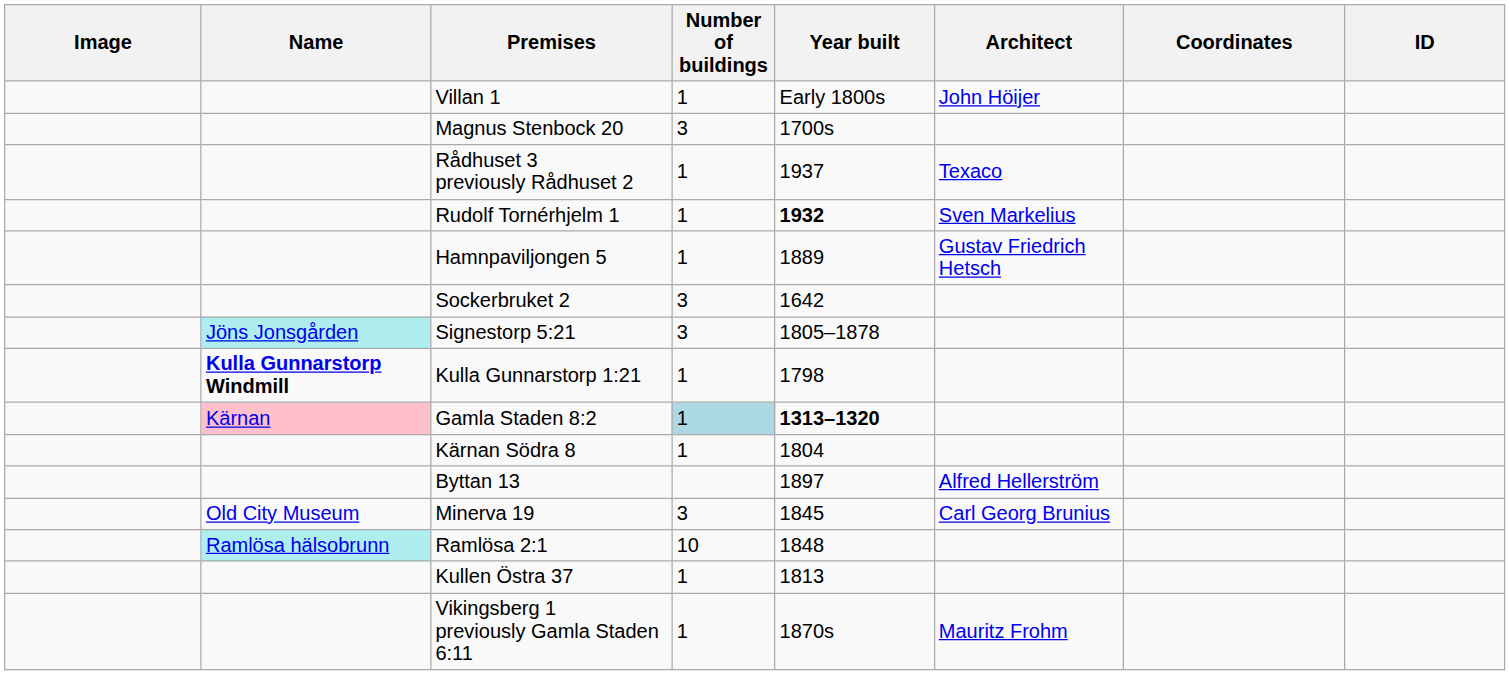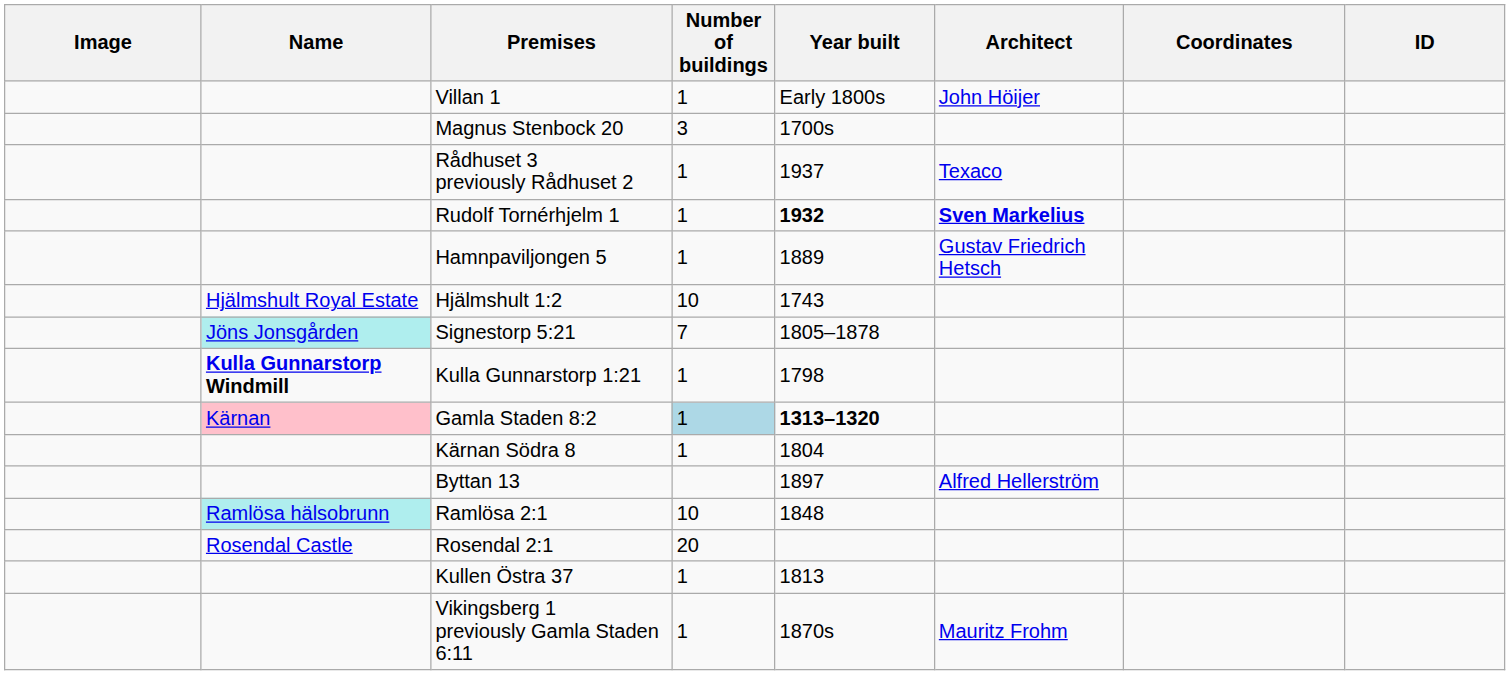(1007, 214) normal -> (1012, 214) bold
+ row: (499, 300)
- row: (503, 300)
(682, 332) 3 -> (682, 332) 7
- row: (485, 513)
+ row: (494, 545)
